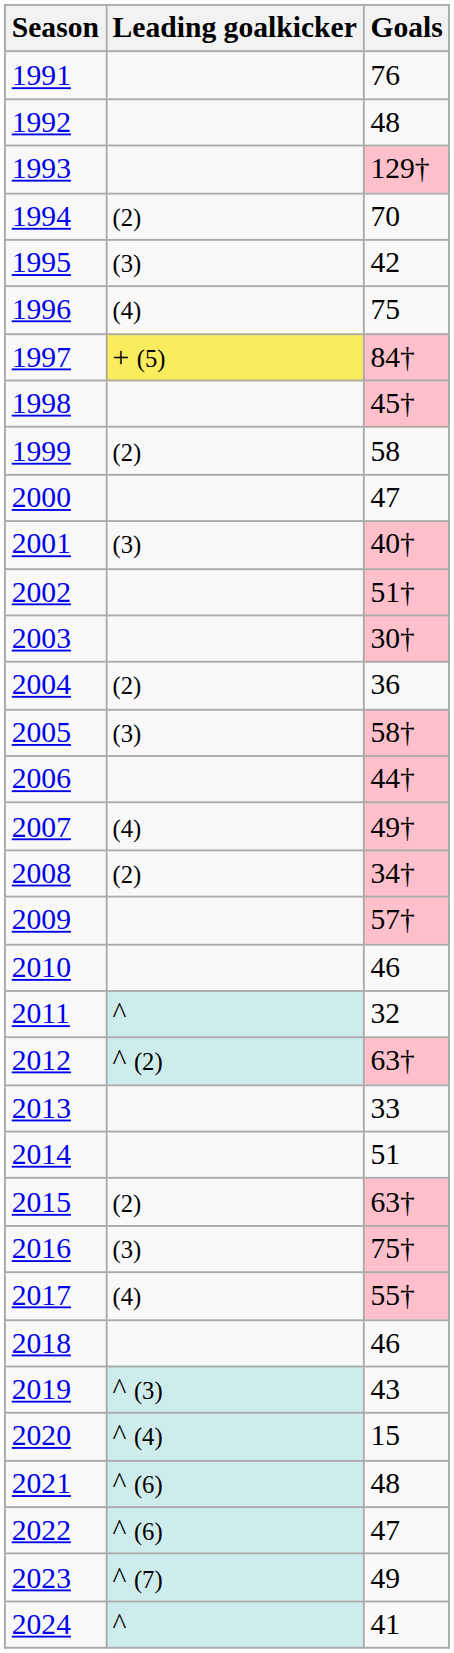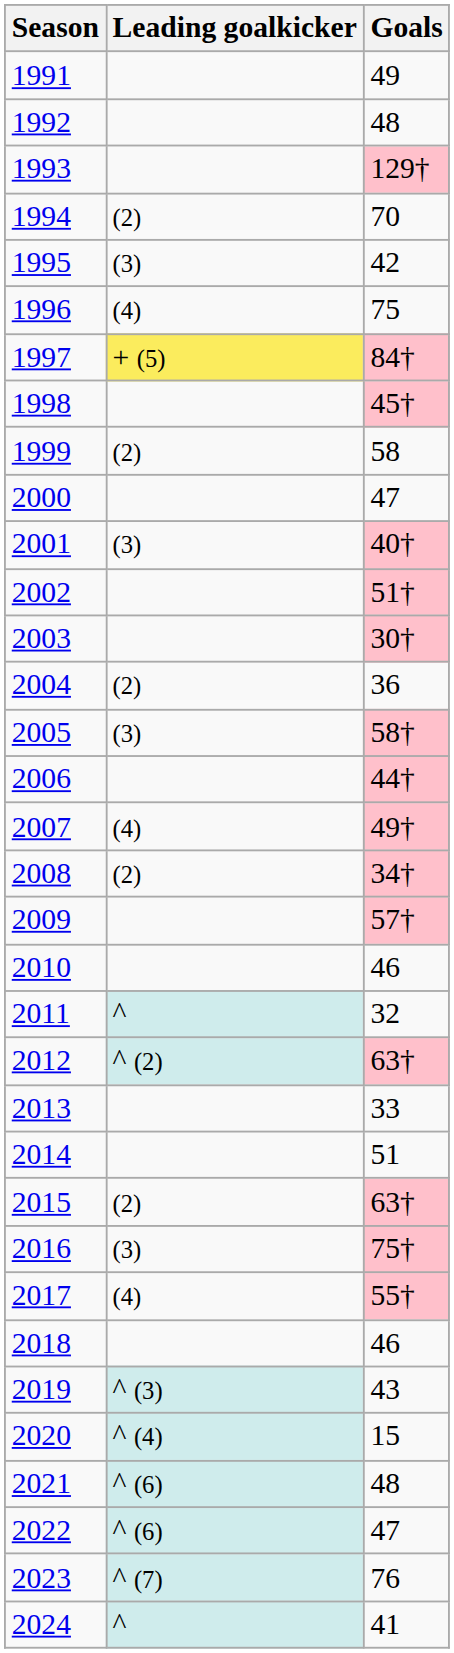(385, 74) 76 -> (385, 74) 49
(385, 1577) 49 -> (385, 1577) 76
